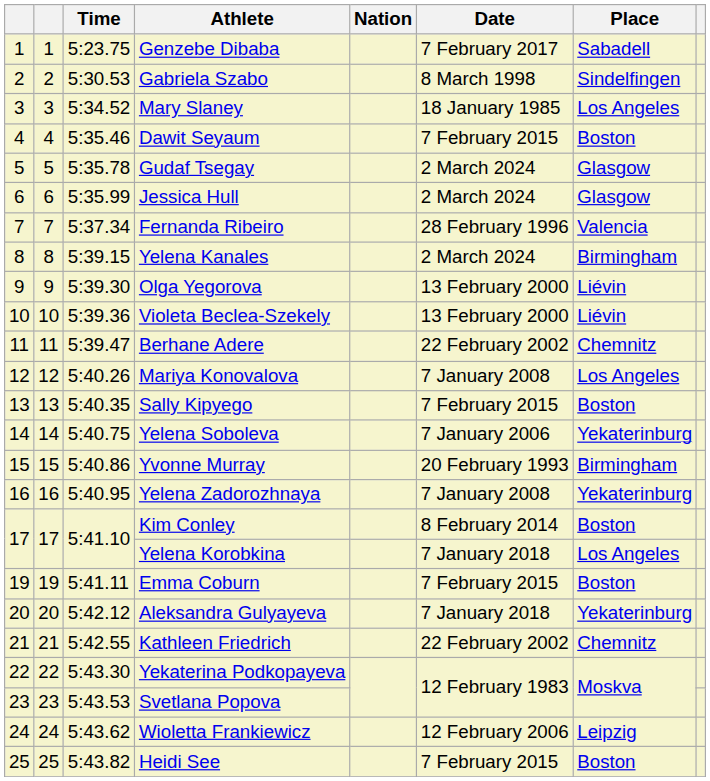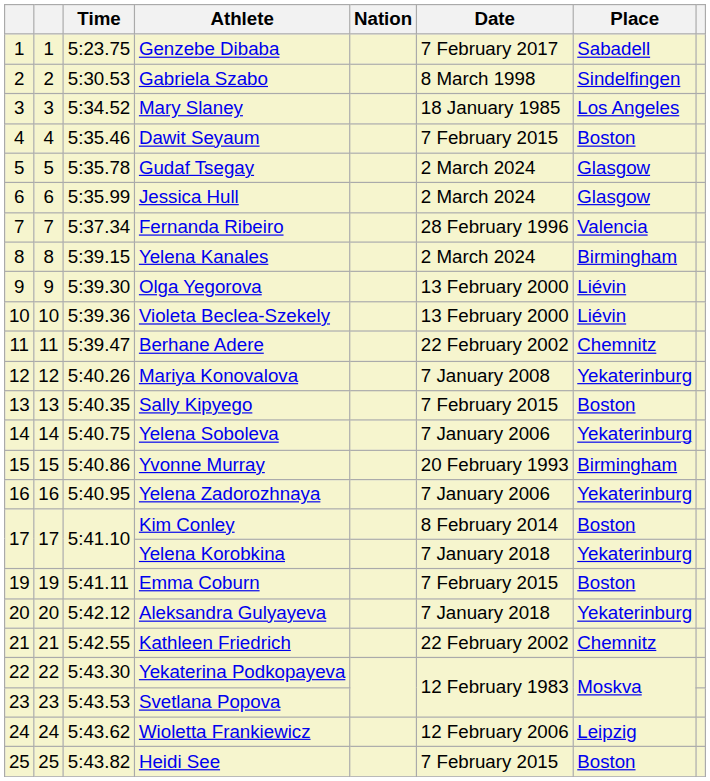(628, 375) Los Angeles -> (635, 375) Yekaterinburg
(485, 494) 7 January 2008 -> (485, 494) 7 January 2006
(628, 553) Los Angeles -> (635, 553) Yekaterinburg
